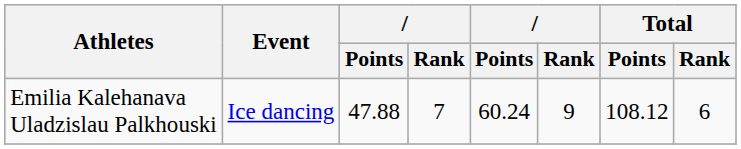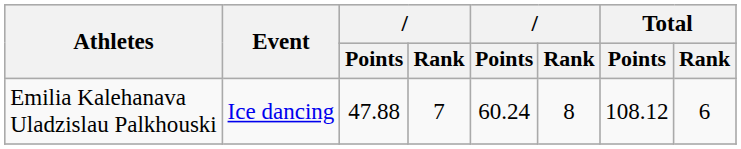(569, 111) 9 -> (569, 111) 8
